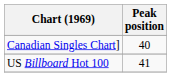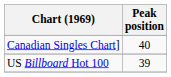(144, 63) 41 -> (144, 63) 39
